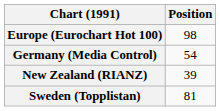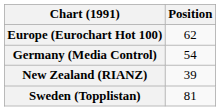(190, 34) 98 -> (190, 34) 62
